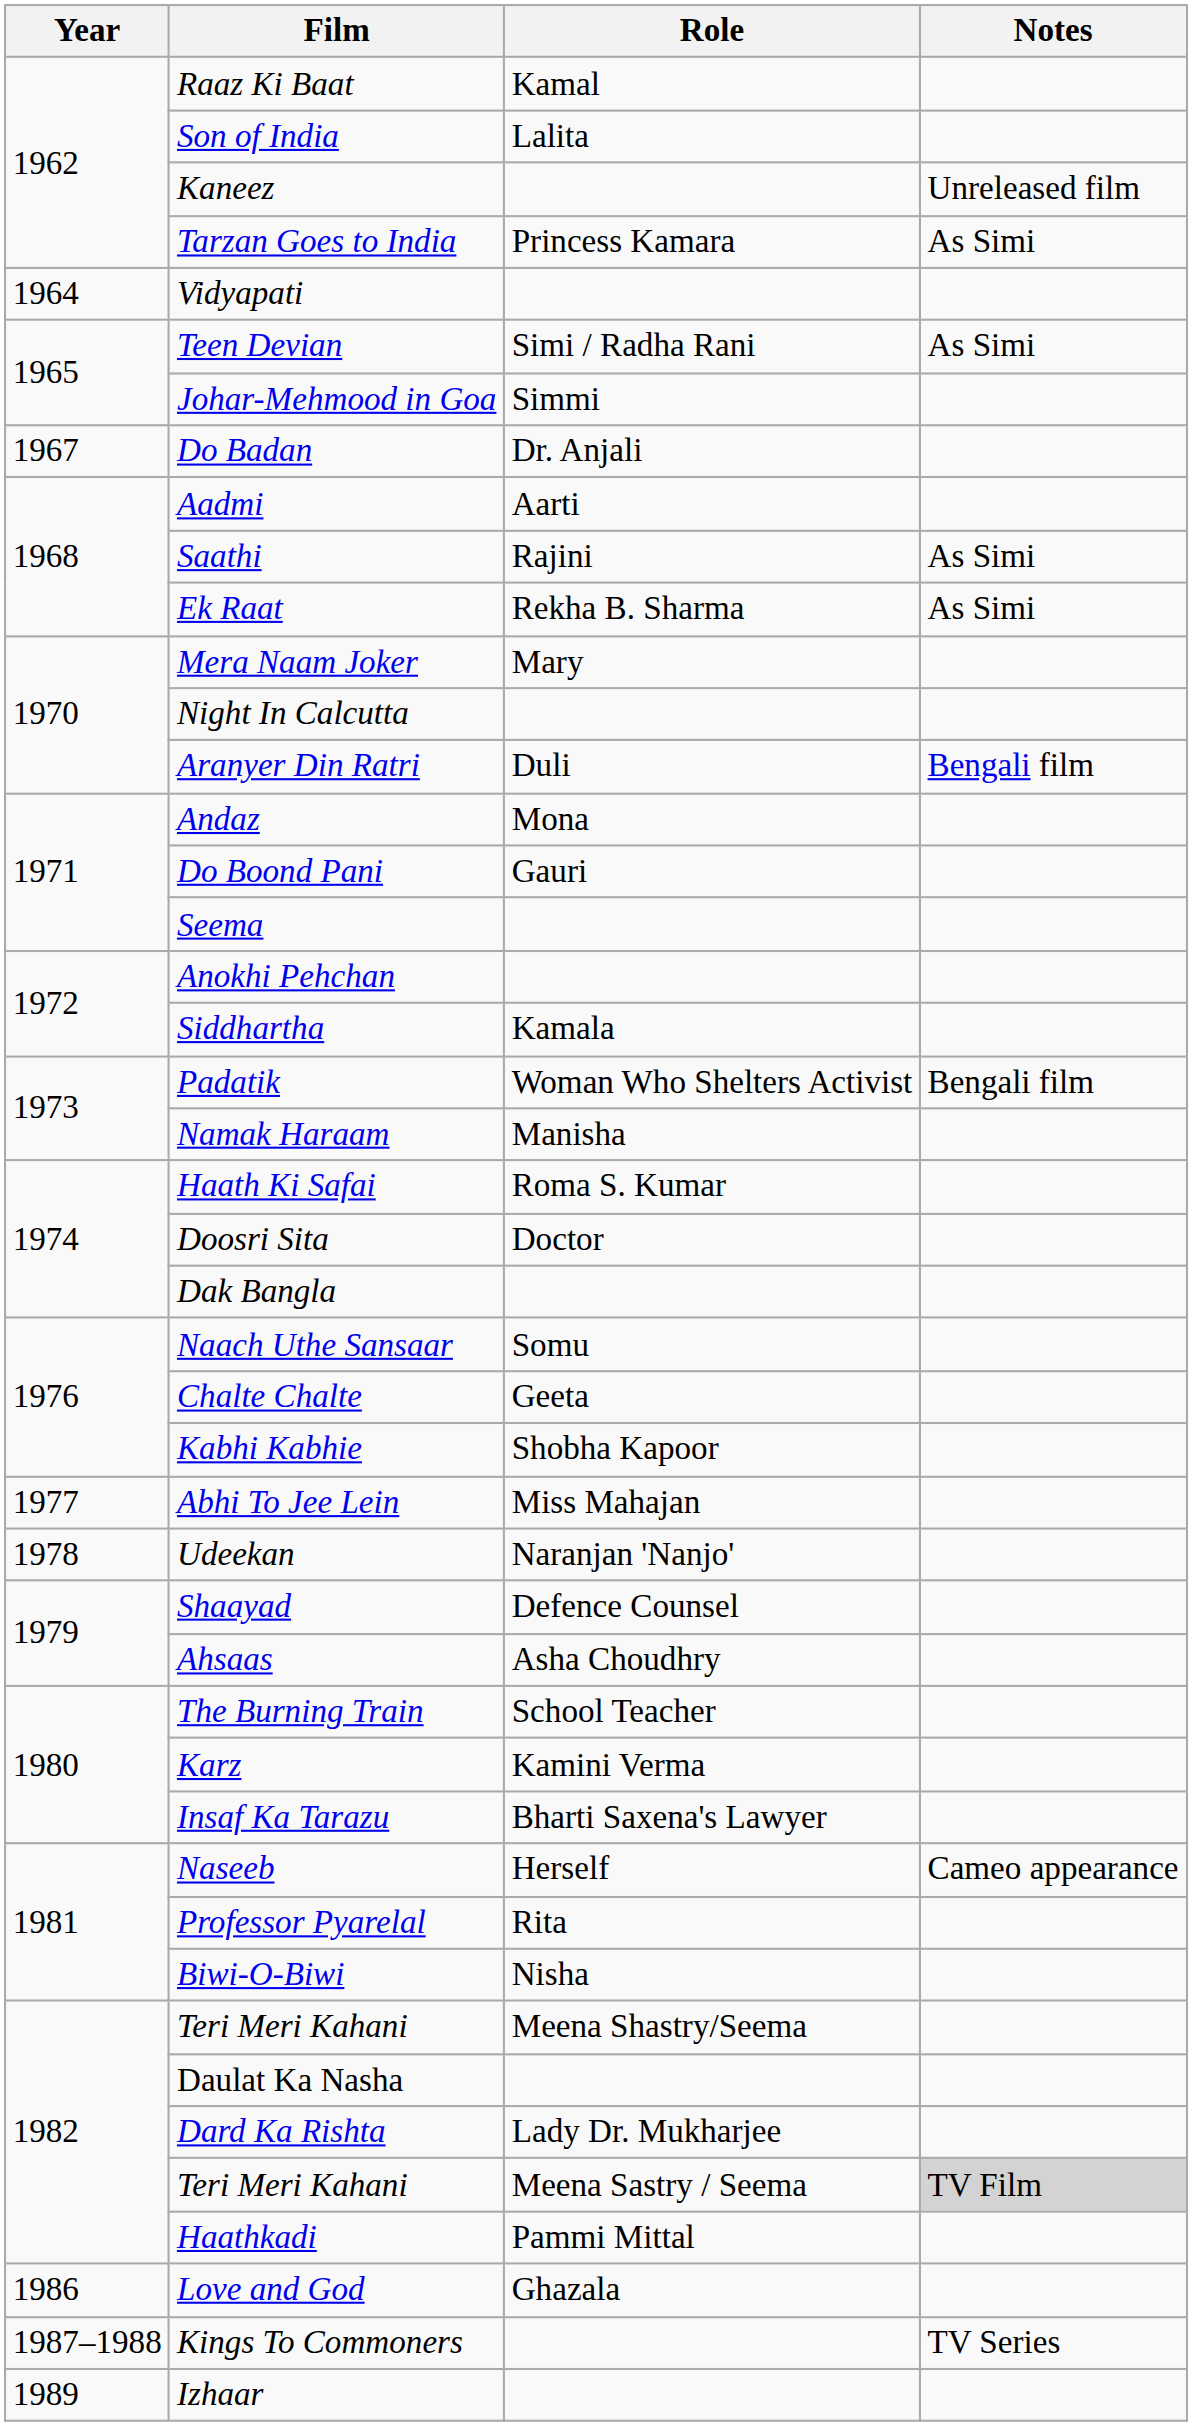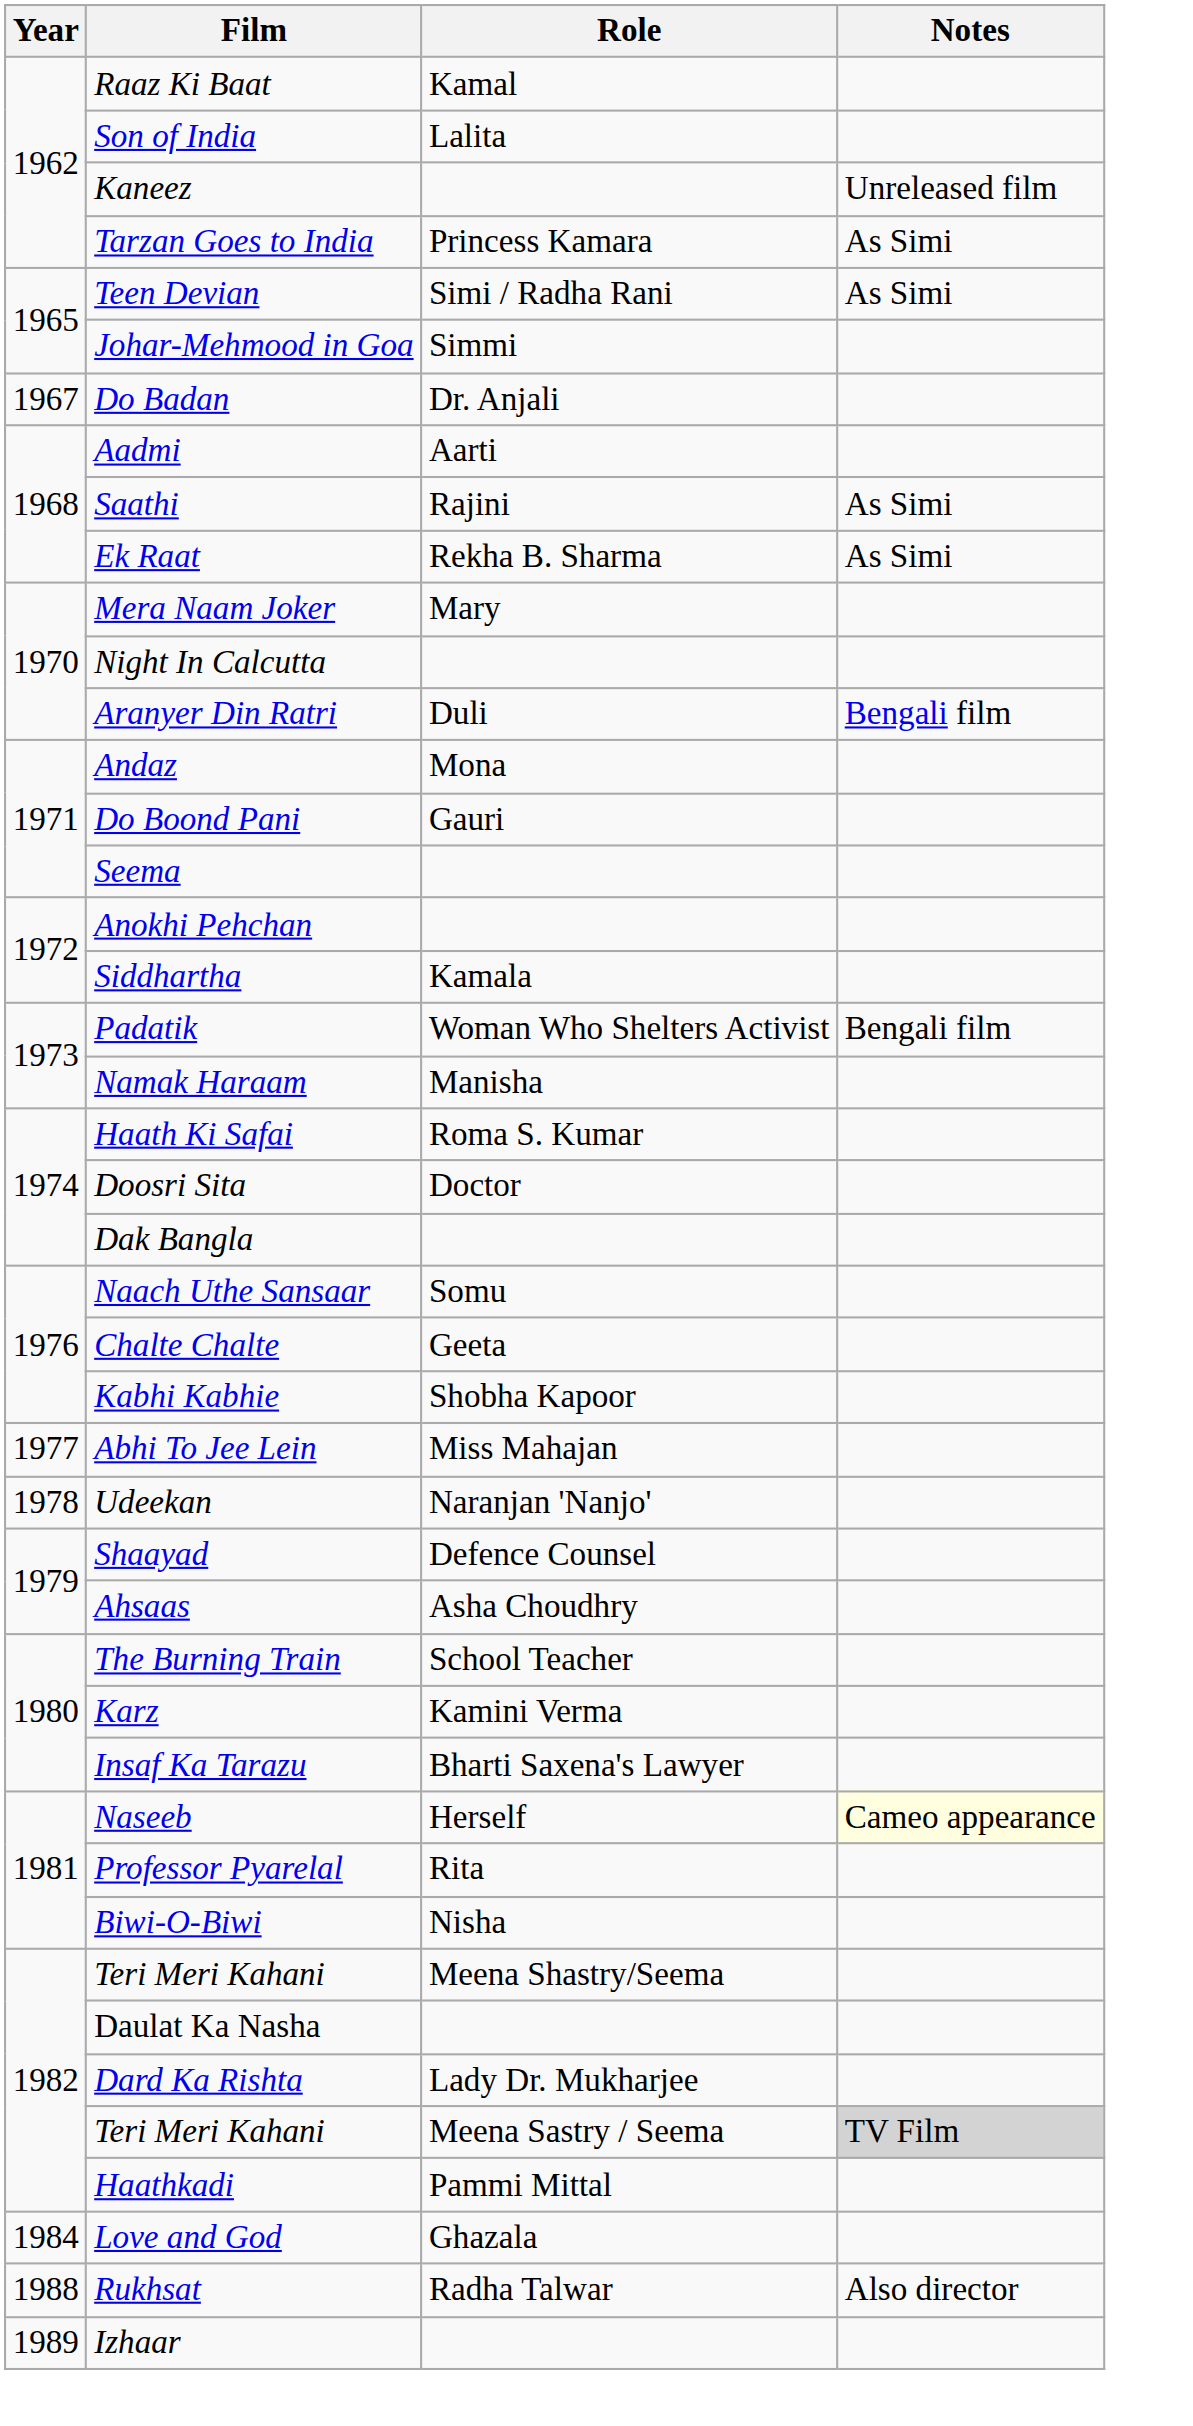- row: (240, 293)
(1053, 1869) no background -> (970, 1816) lightyellow background
(46, 2289) 1986 -> (46, 2236) 1984
- row: (320, 2341)
+ row: (148, 2289)
